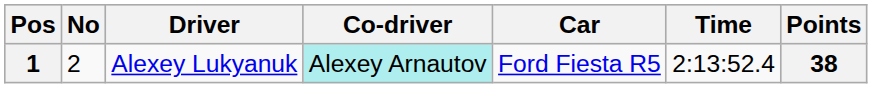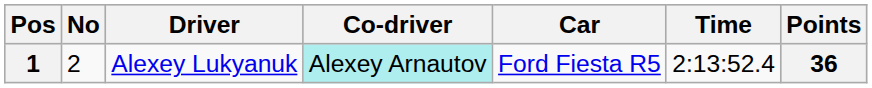(824, 63) 38 -> (824, 63) 36
